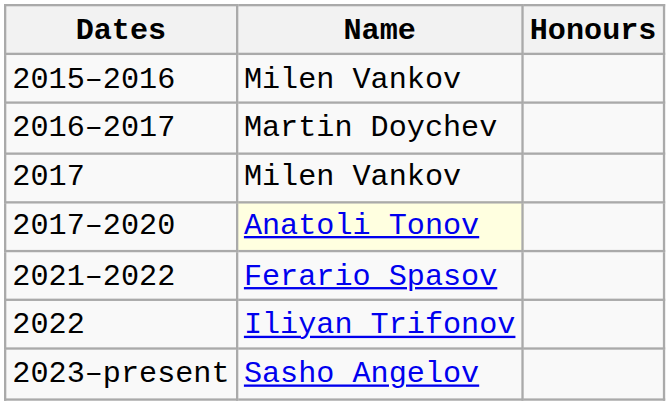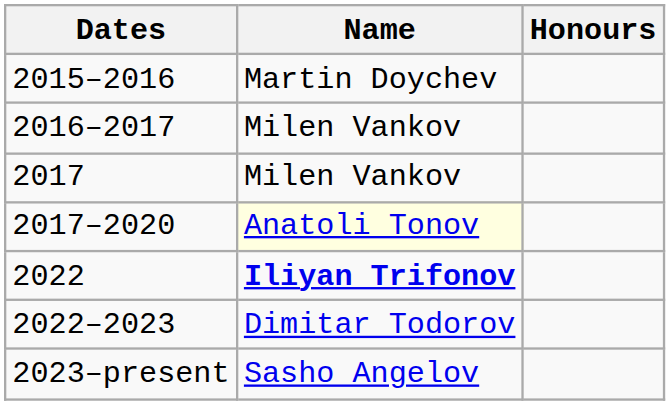(353, 79) Milen Vankov -> (371, 79) Martin Doychev
(371, 128) Martin Doychev -> (353, 128) Milen Vankov
- row: (94, 276)
(380, 325) normal -> (380, 276) bold
+ row: (94, 325)
